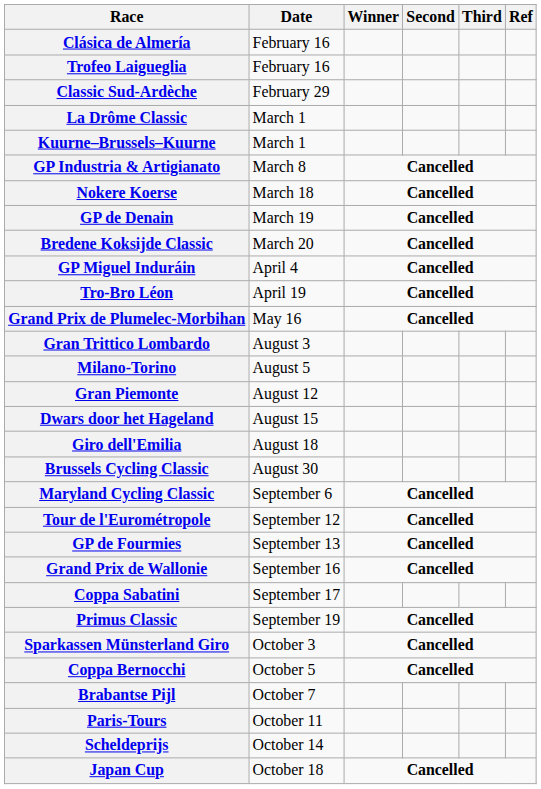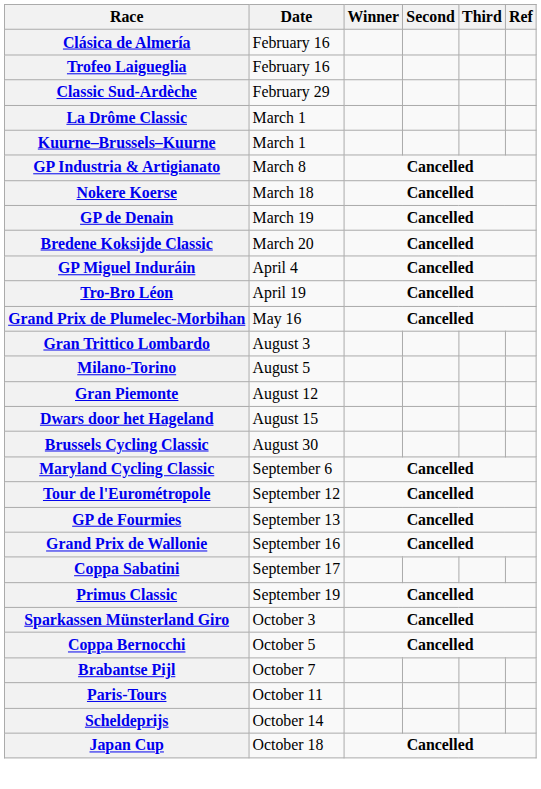- row: (127, 444)
